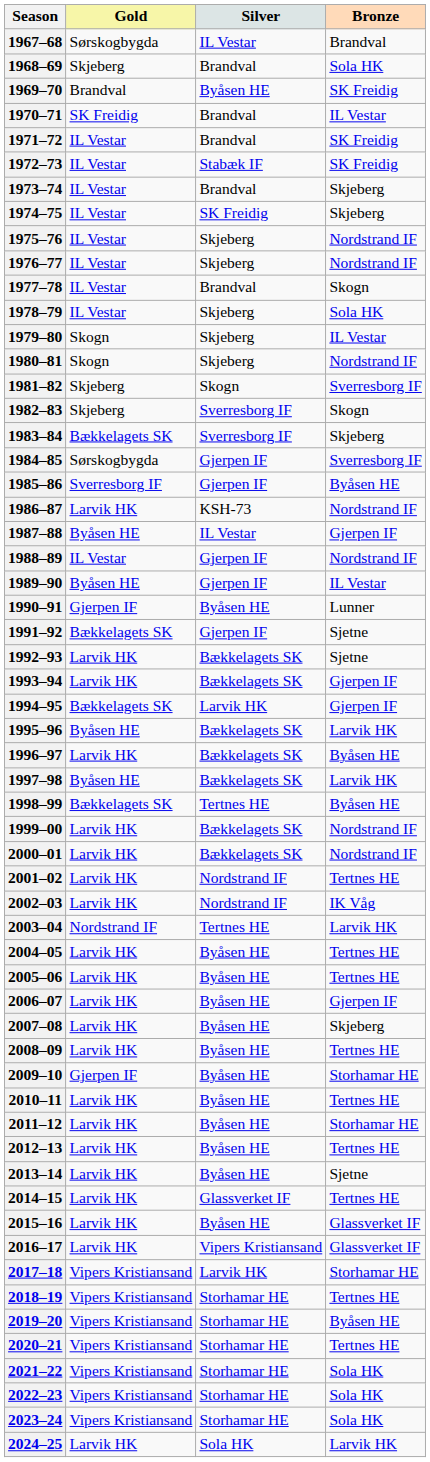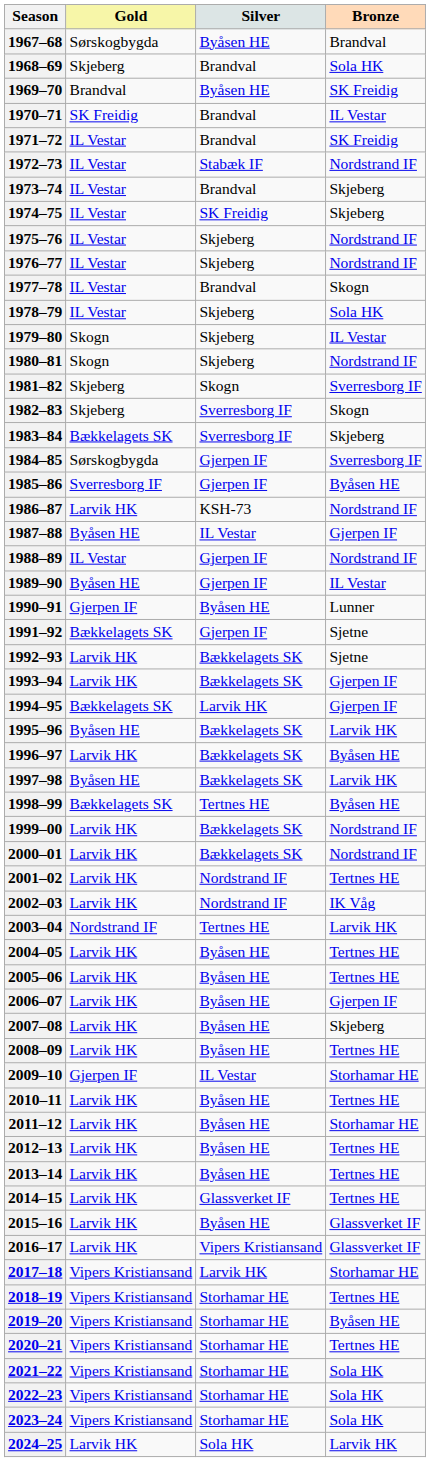(228, 41) IL Vestar -> (235, 41) Byåsen HE
(364, 164) SK Freidig -> (373, 164) Nordstrand IF
(235, 1075) Byåsen HE -> (228, 1075) IL Vestar
(349, 1173) Sjetne -> (364, 1173) Tertnes HE
